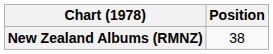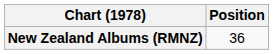(237, 37) 38 -> (237, 37) 36
